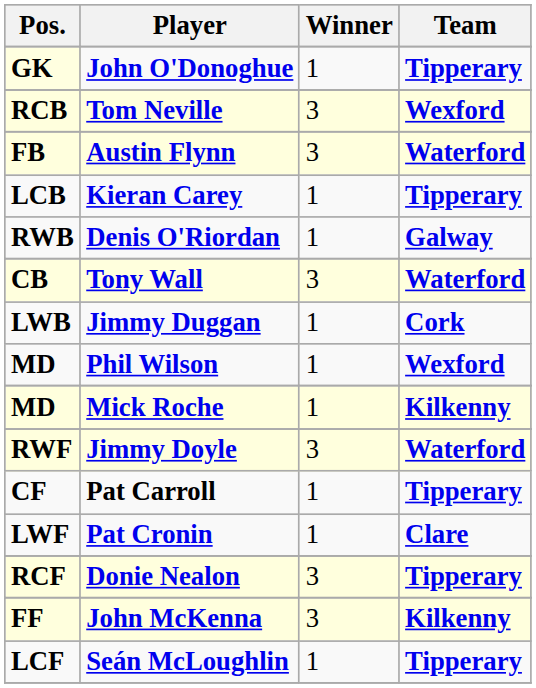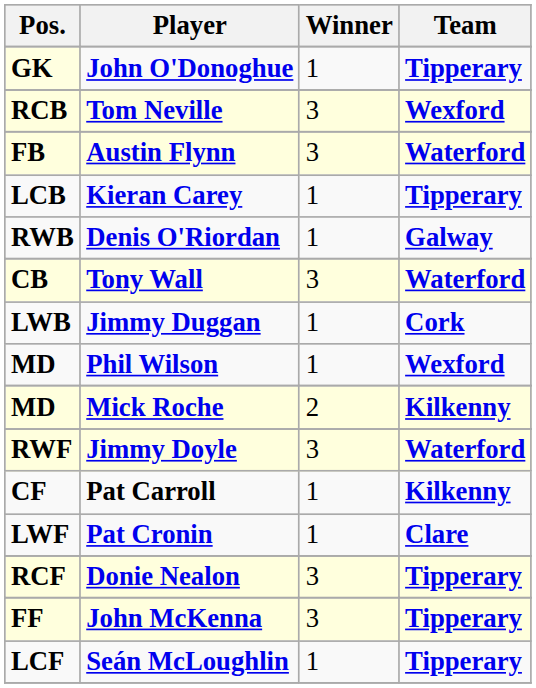(312, 407) 1 -> (312, 407) 2
(464, 491) Tipperary -> (458, 491) Kilkenny
(458, 618) Kilkenny -> (464, 618) Tipperary
